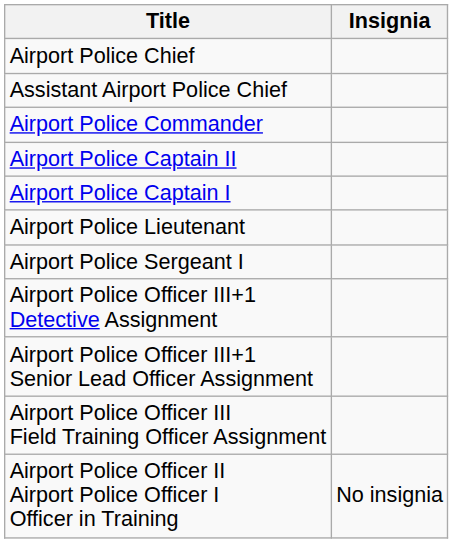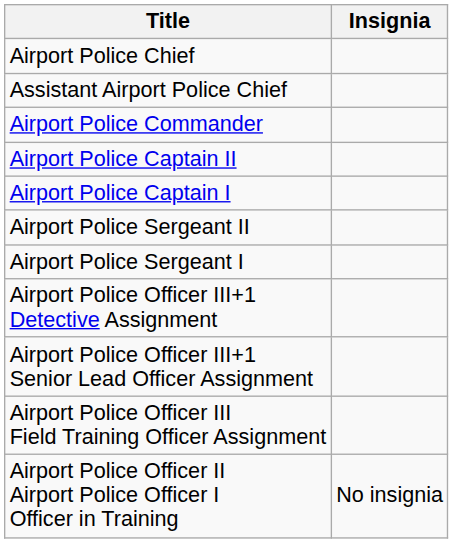- row: (127, 227)
+ row: (130, 227)
